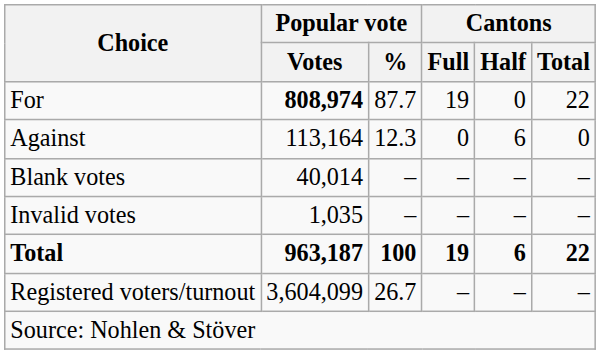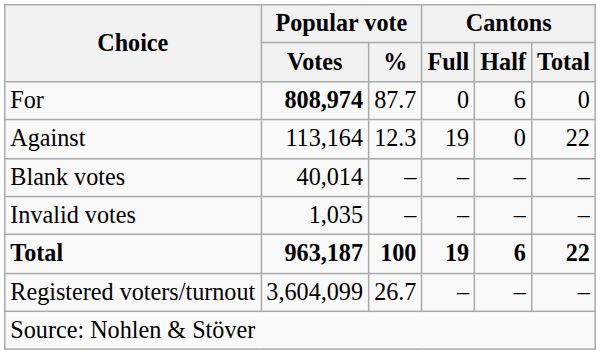(457, 100) 19 -> (463, 100) 0
(520, 100) 0 -> (520, 100) 6
(578, 100) 22 -> (584, 100) 0
(463, 138) 0 -> (457, 138) 19
(520, 138) 6 -> (520, 138) 0
(584, 138) 0 -> (578, 138) 22
